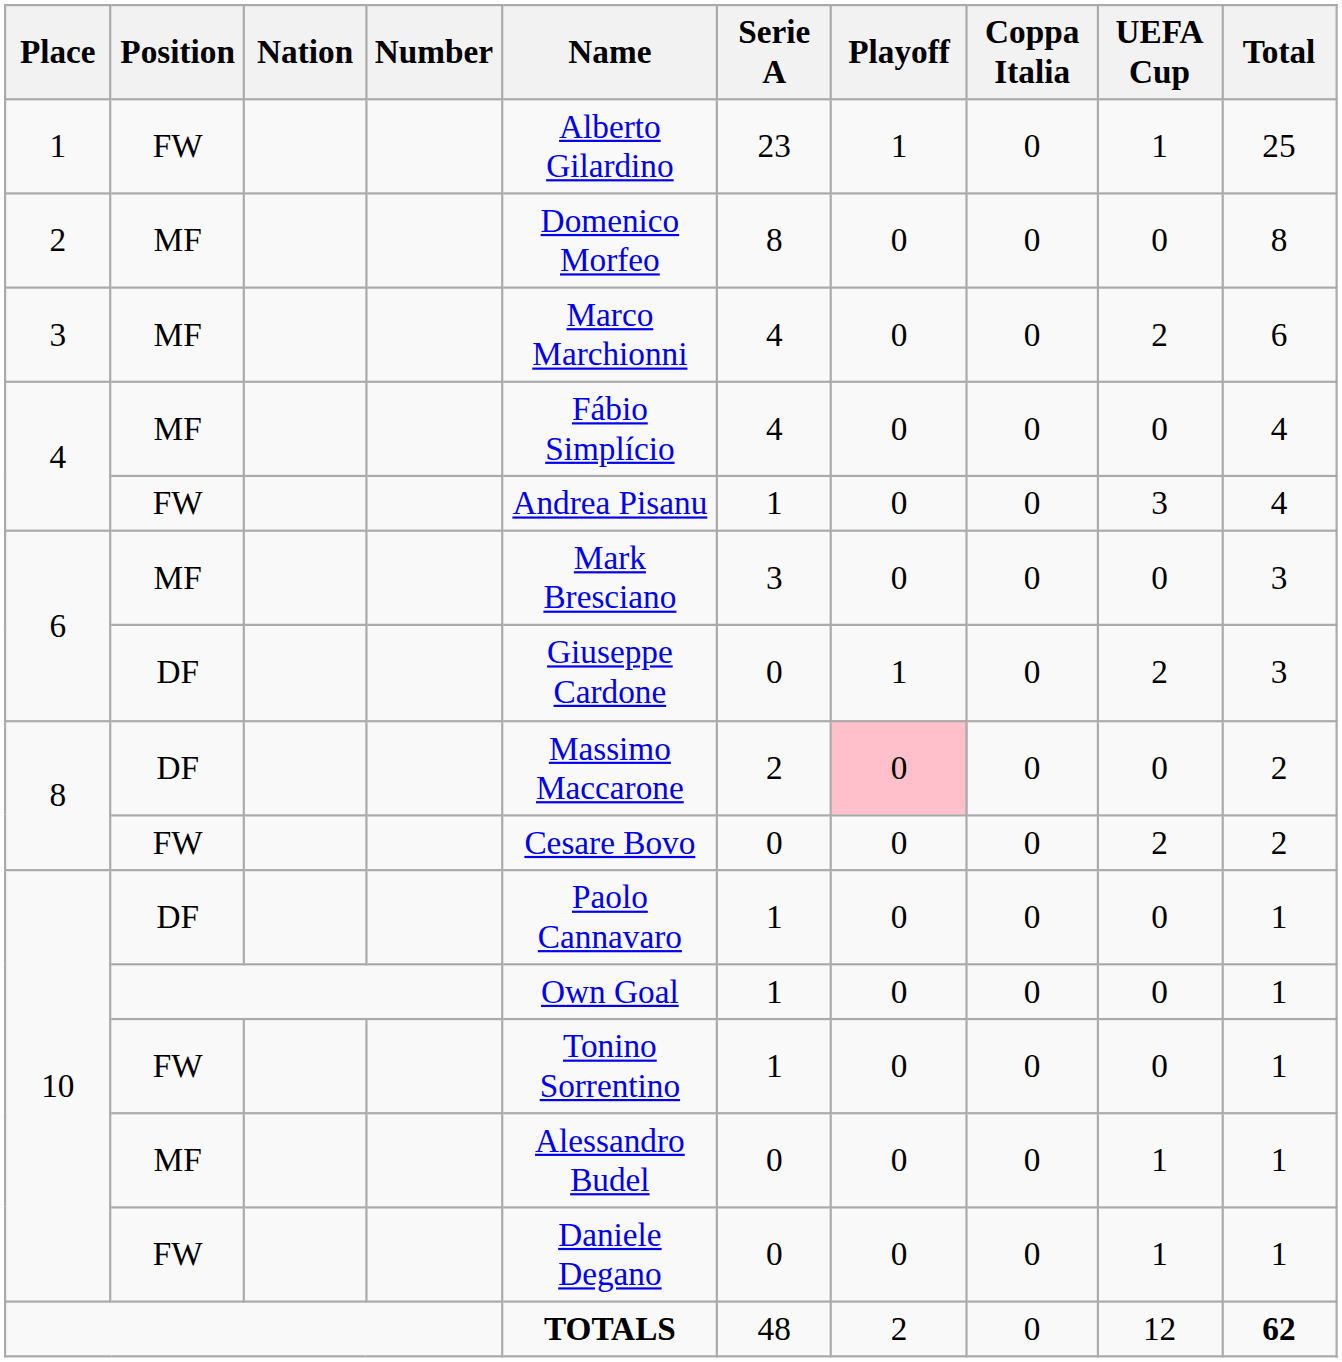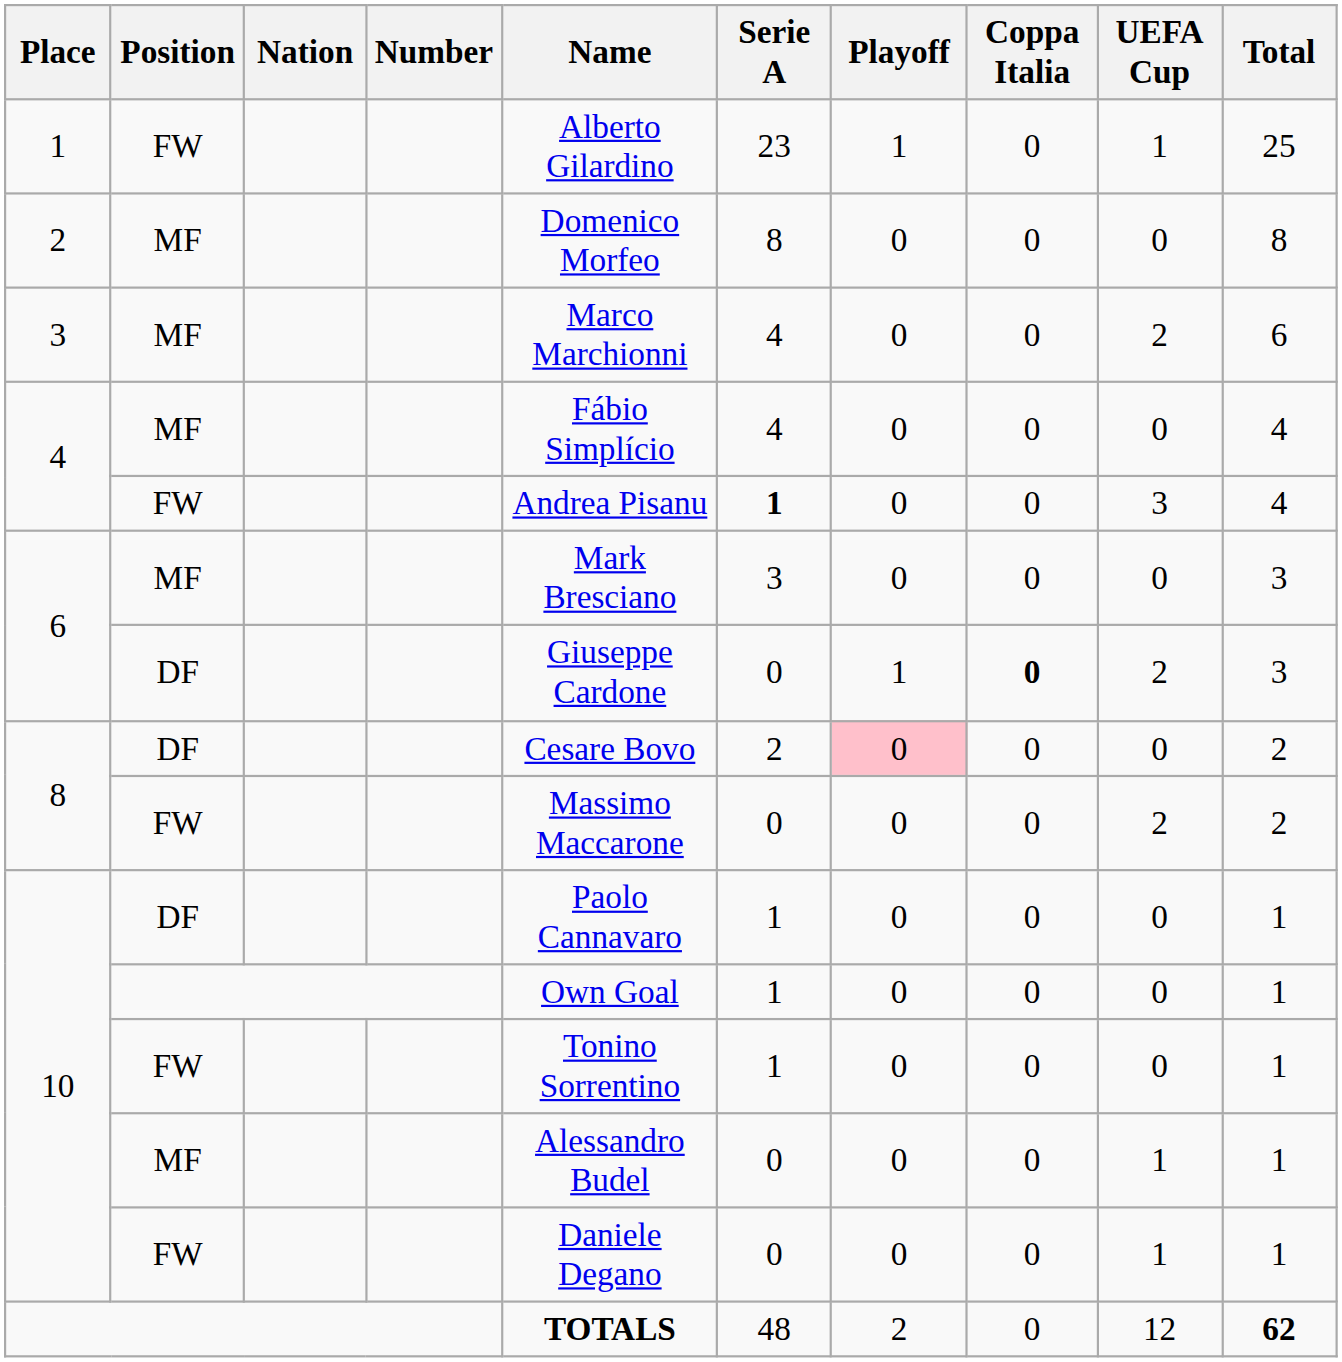(774, 503) normal -> (774, 503) bold
(1032, 672) normal -> (1032, 672) bold
(610, 766) Massimo Maccarone -> (610, 747) Cesare Bovo
(610, 841) Cesare Bovo -> (610, 821) Massimo Maccarone
